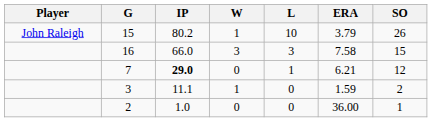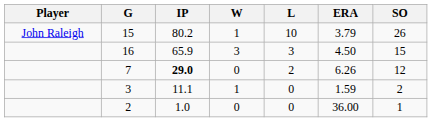(182, 51) 66.0 -> (182, 51) 65.9
(345, 51) 7.58 -> (345, 51) 4.50
(291, 70) 1 -> (291, 70) 2
(345, 70) 6.21 -> (345, 70) 6.26
